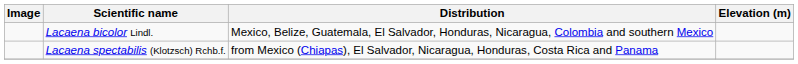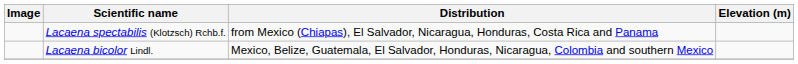rows swapped: (99, 31) <-> (136, 50)
